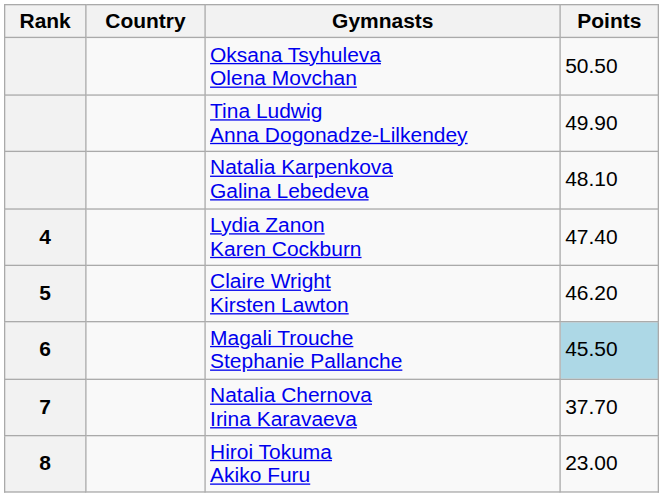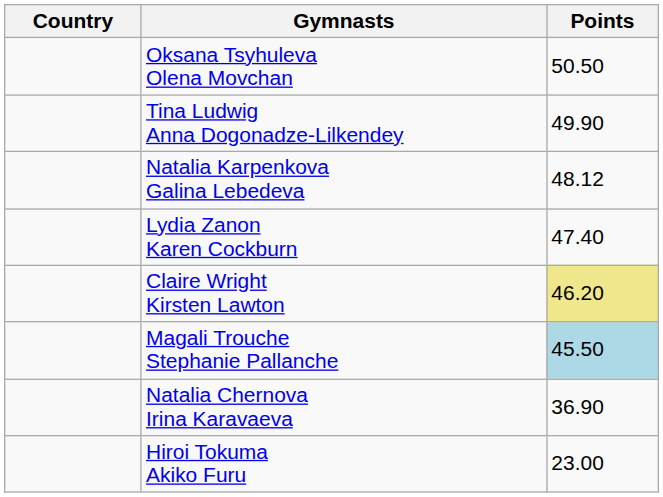- column: (45, 21)
(591, 179) 48.10 -> (578, 179) 48.12
(591, 293) no background -> (578, 293) khaki background
(591, 407) 37.70 -> (578, 407) 36.90
